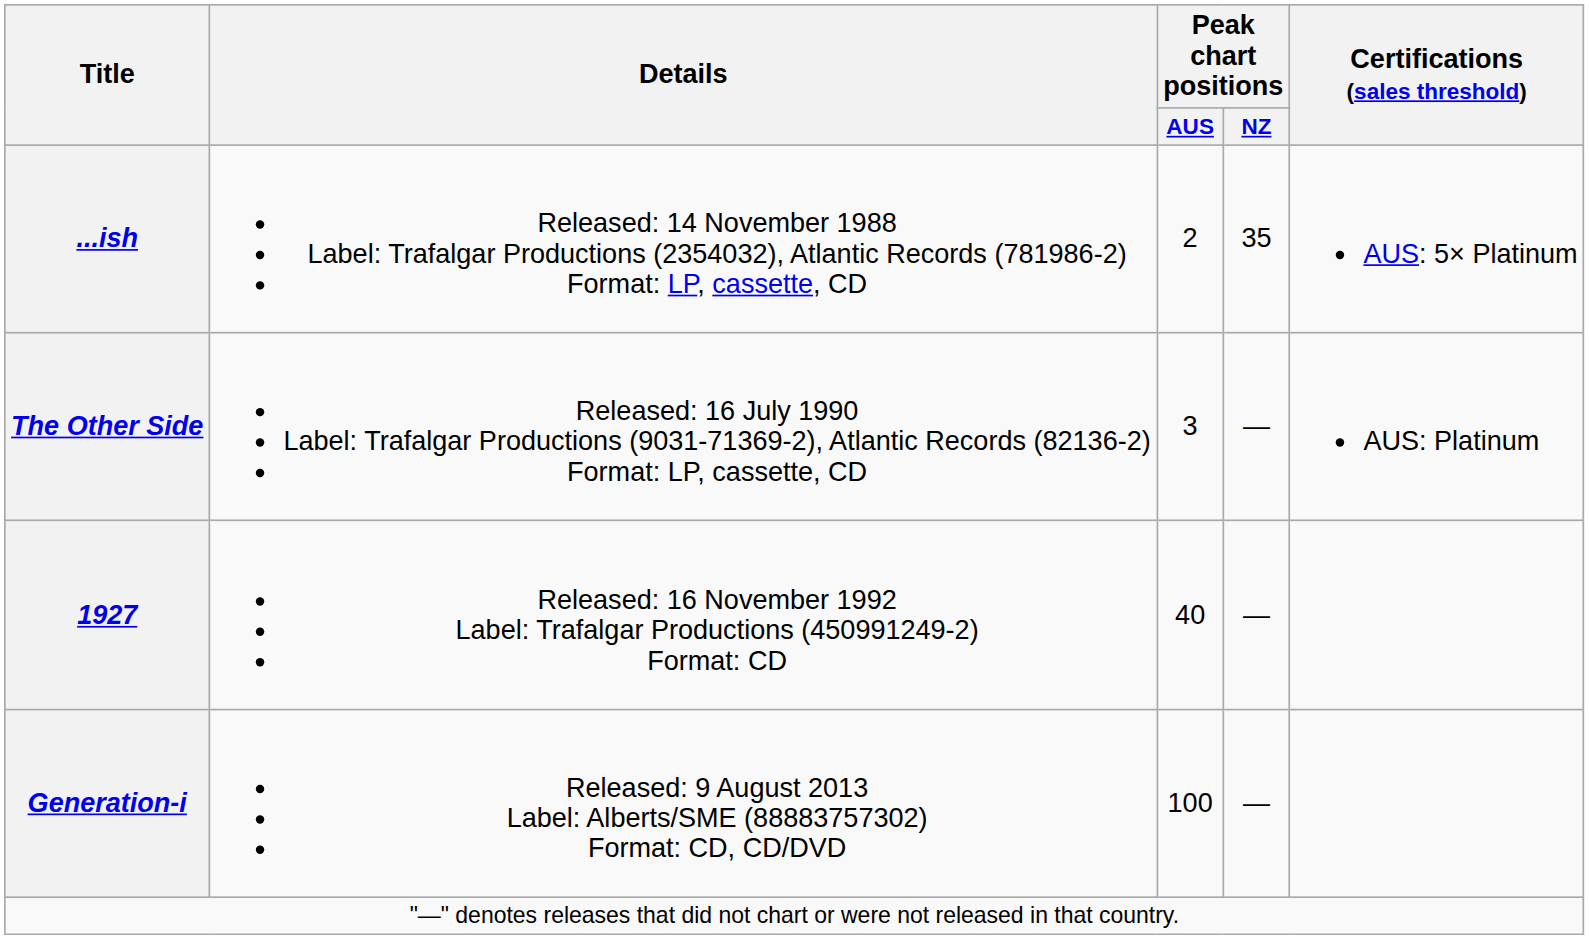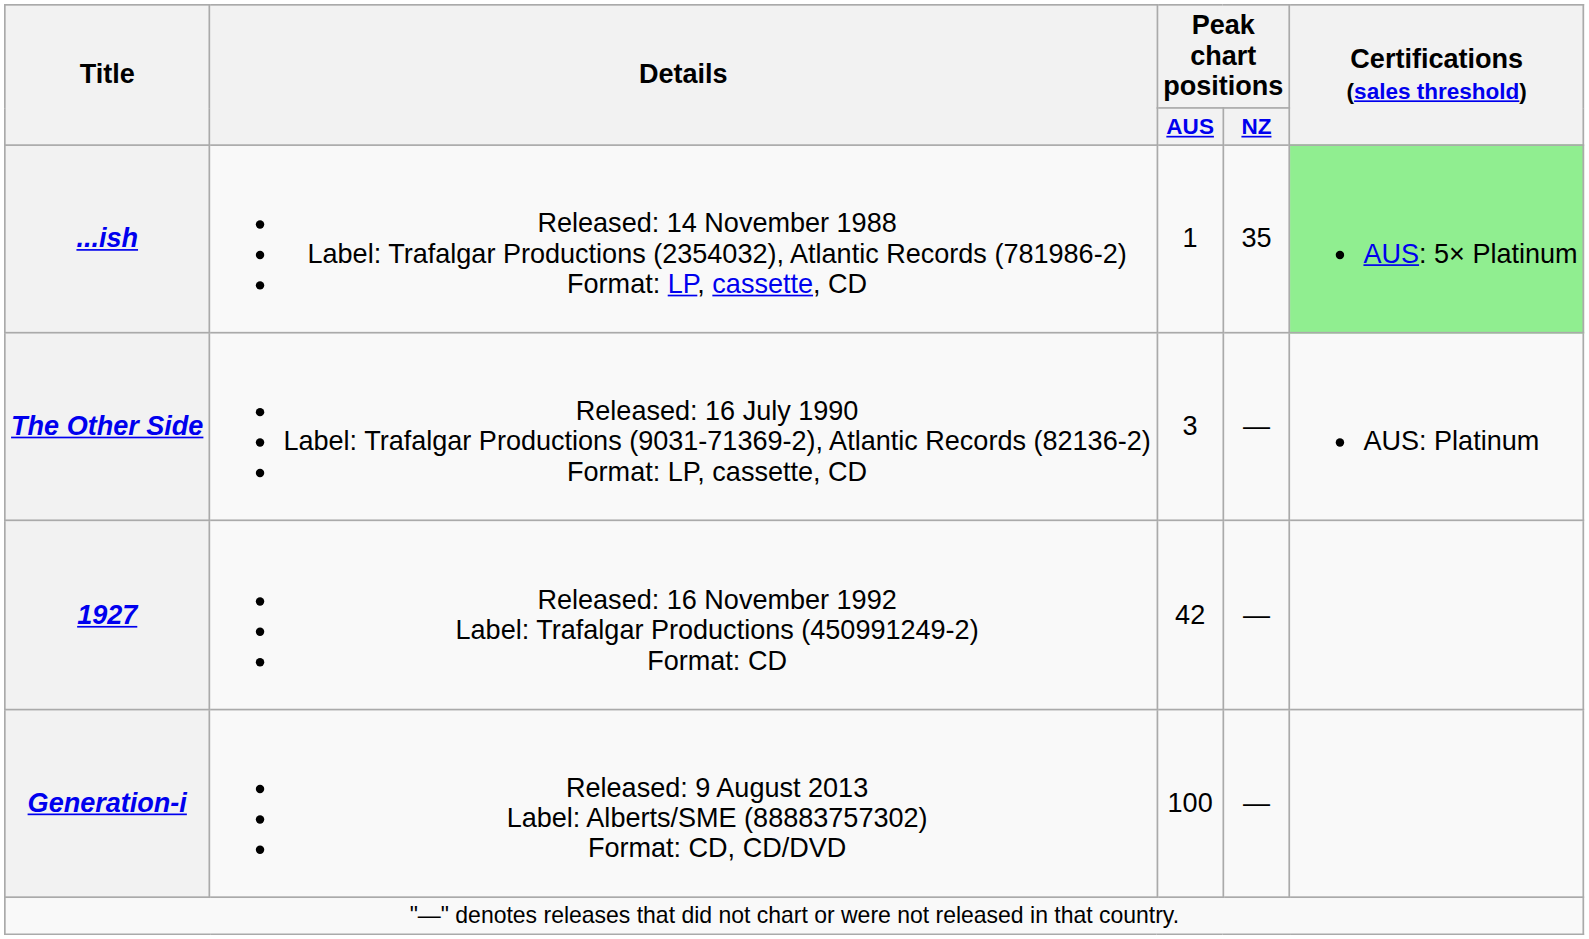(1190, 238) 2 -> (1190, 238) 1
(1437, 254) no background -> (1437, 254) lightgreen background
(1190, 614) 40 -> (1190, 614) 42
